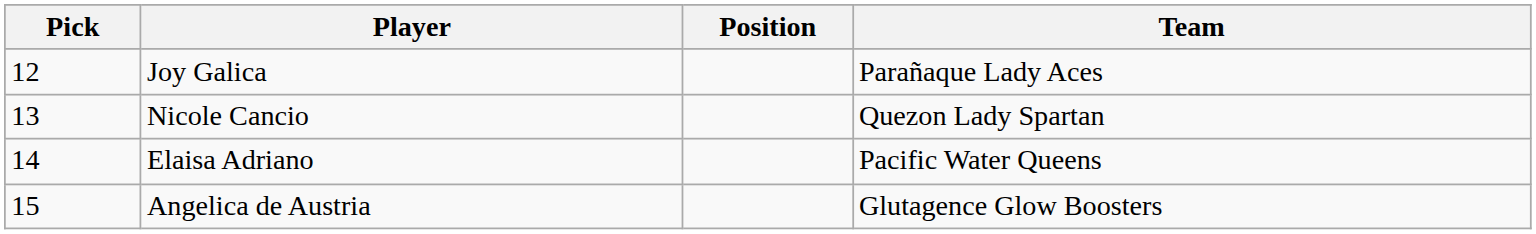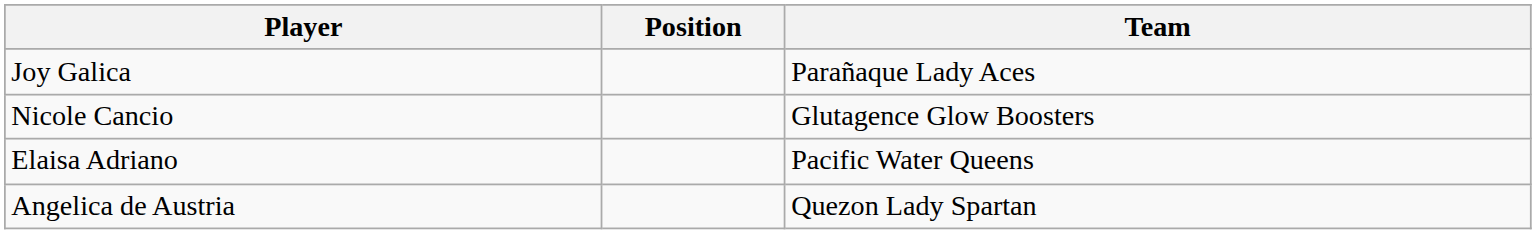- column: (73, 26)
(982, 116) Quezon Lady Spartan -> (943, 116) Glutagence Glow Boosters
(1011, 205) Glutagence Glow Boosters -> (914, 205) Quezon Lady Spartan
